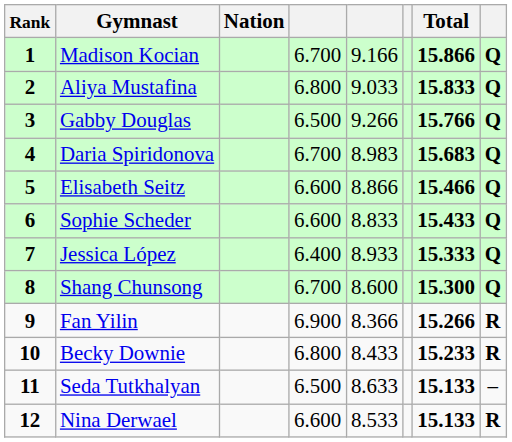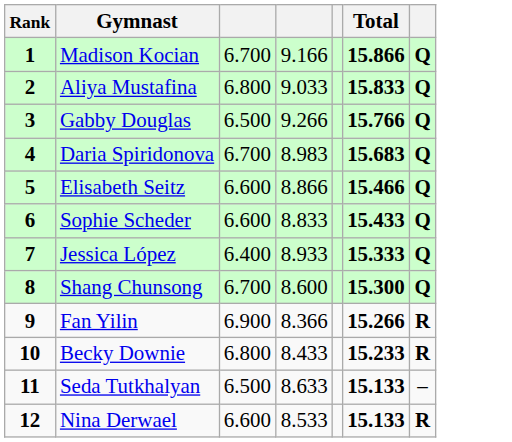- column: (254, 21)
